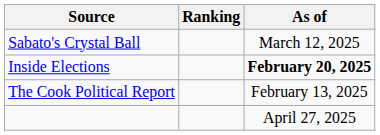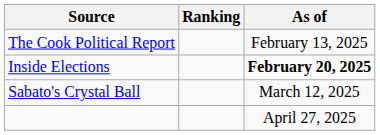rows swapped: (92, 92) <-> (74, 42)
